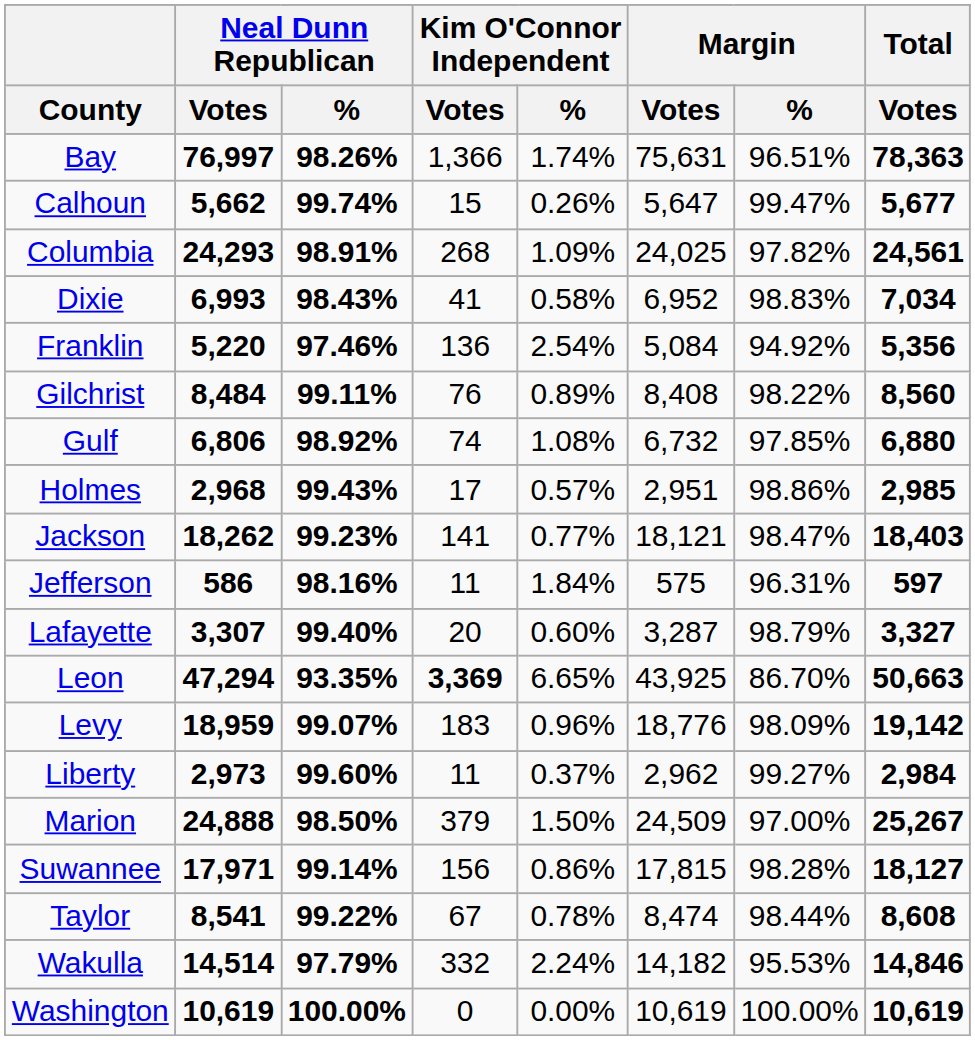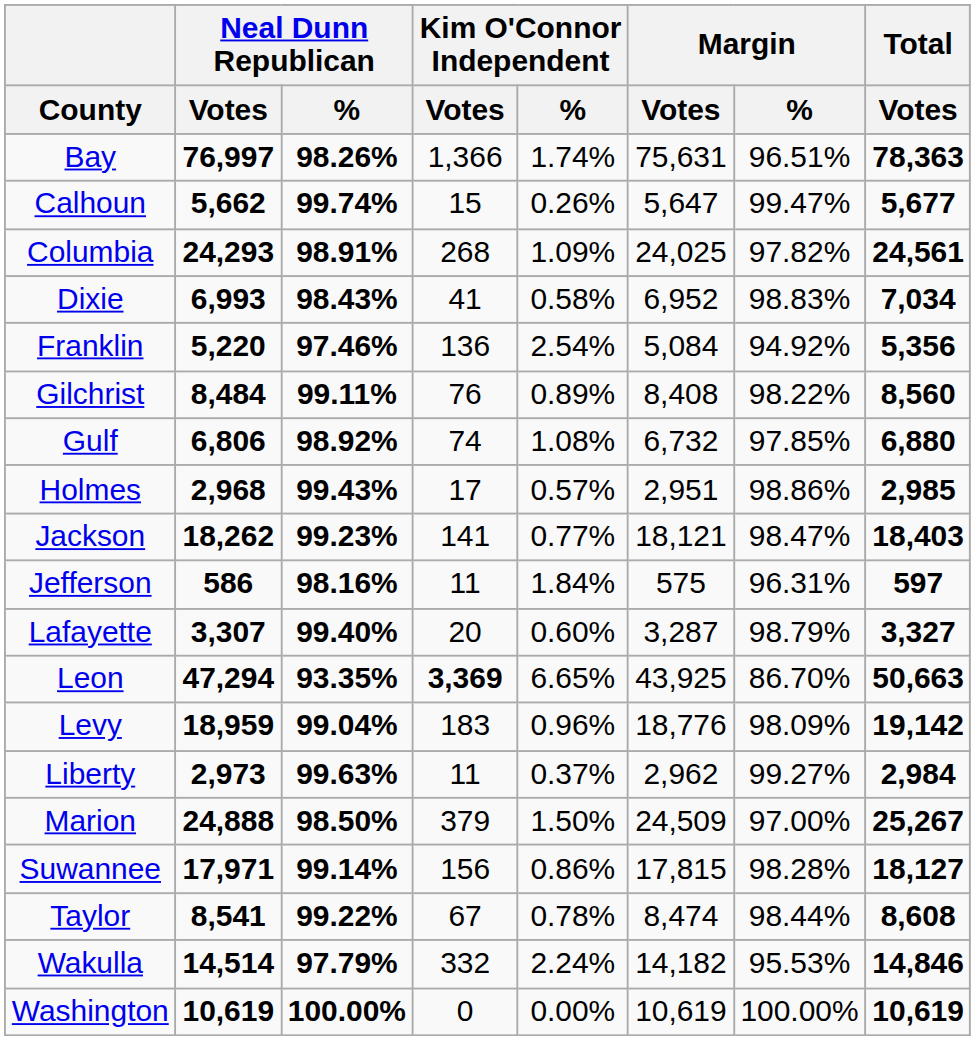(347, 726) 99.07% -> (347, 726) 99.04%
(347, 773) 99.60% -> (347, 773) 99.63%
